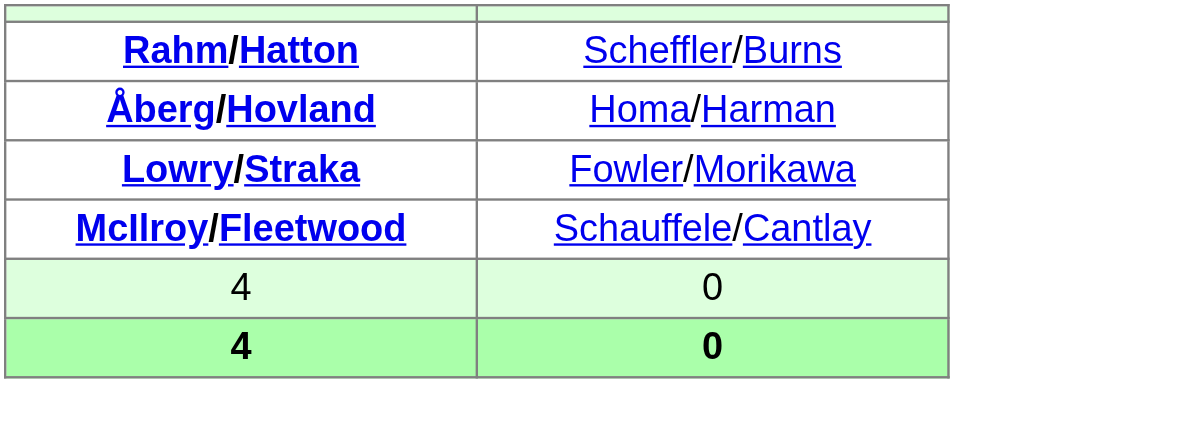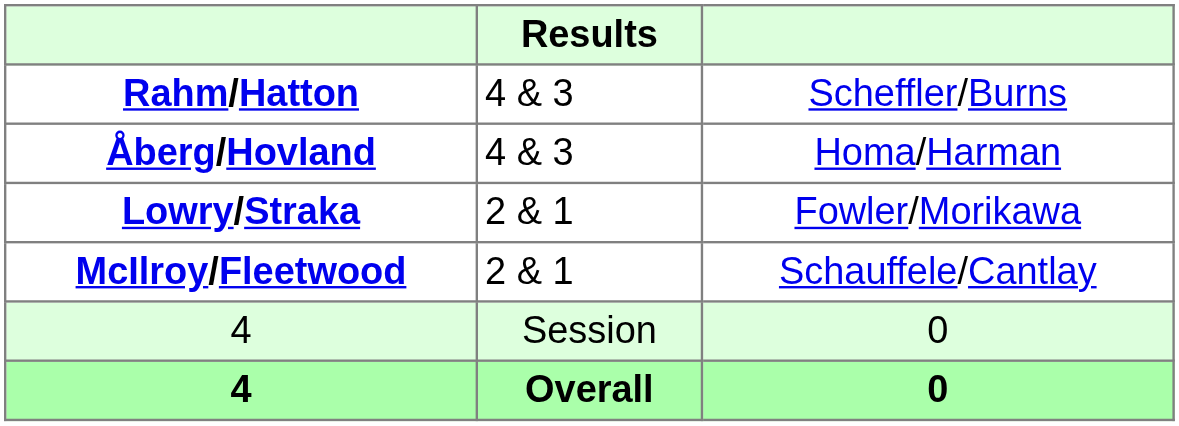+ column: (589, 34)
